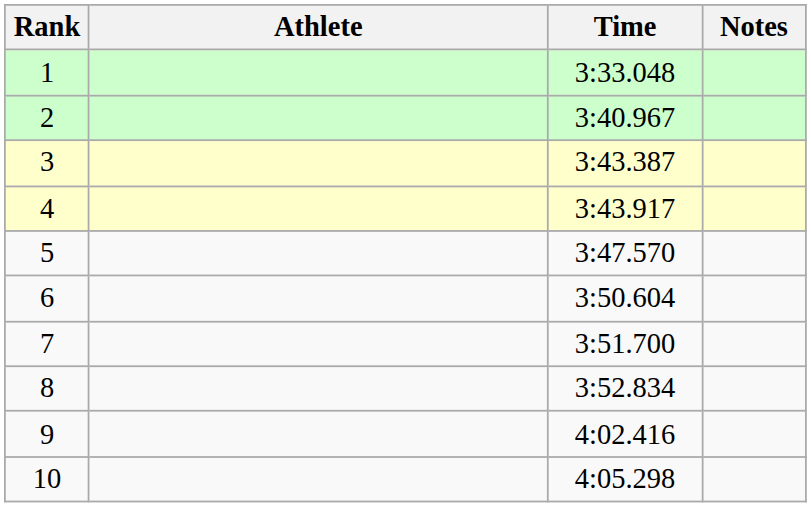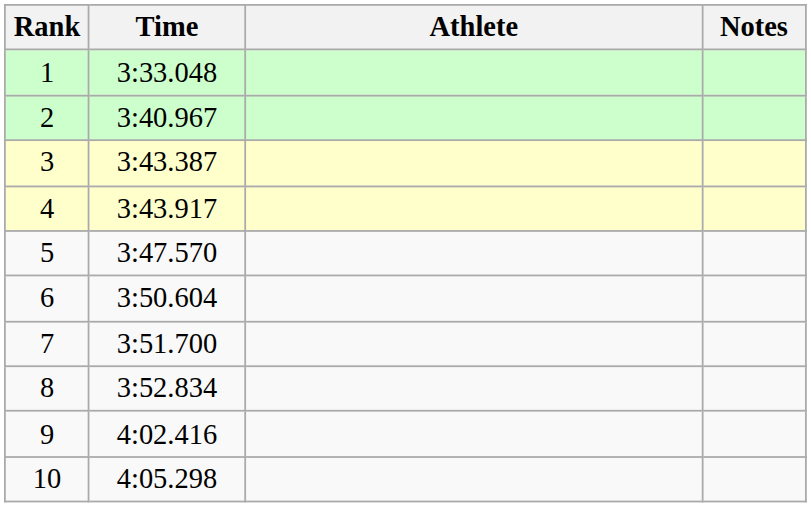columns swapped: (318, 27) <-> (625, 27)
